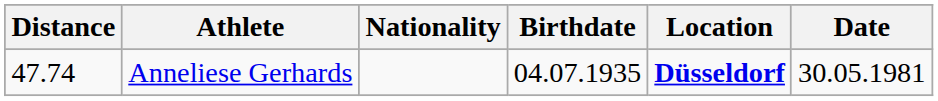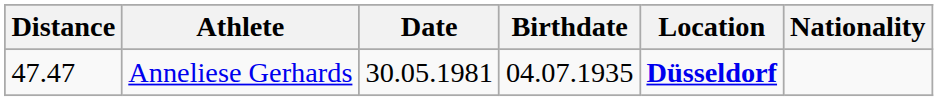columns swapped: (433, 26) <-> (862, 26)
(43, 71) 47.74 -> (43, 71) 47.47
